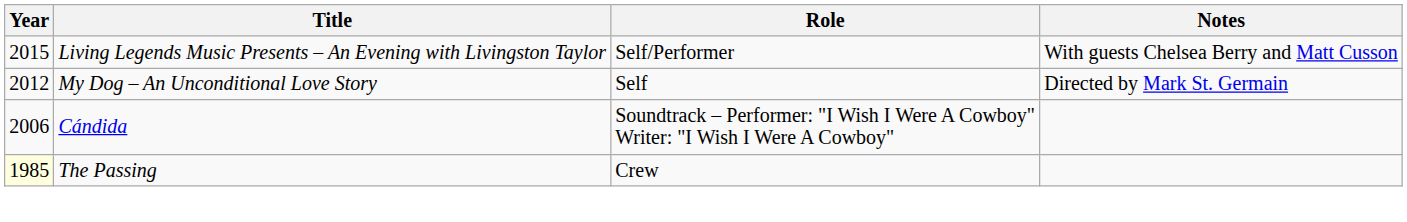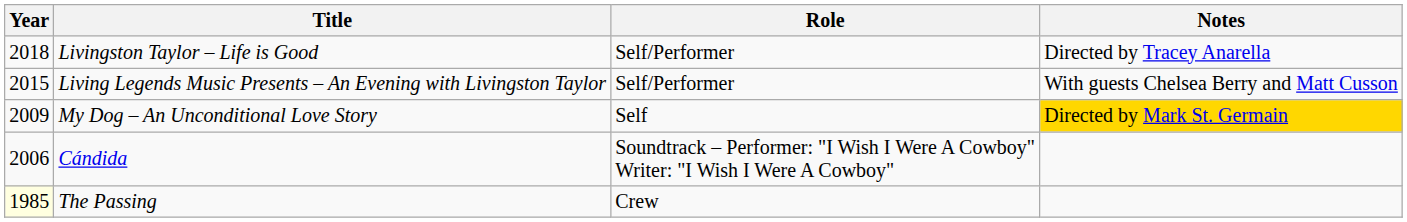+ row: (188, 52)
(29, 83) 2012 -> (29, 115) 2009
(1166, 83) no background -> (1166, 115) gold background
